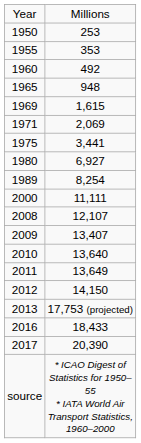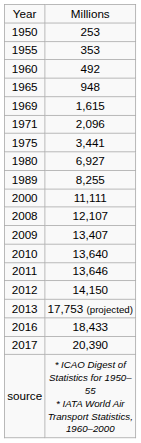(90, 125) 2,069 -> (90, 125) 2,096
(90, 180) 8,254 -> (90, 180) 8,255
(90, 272) 13,649 -> (90, 272) 13,646
